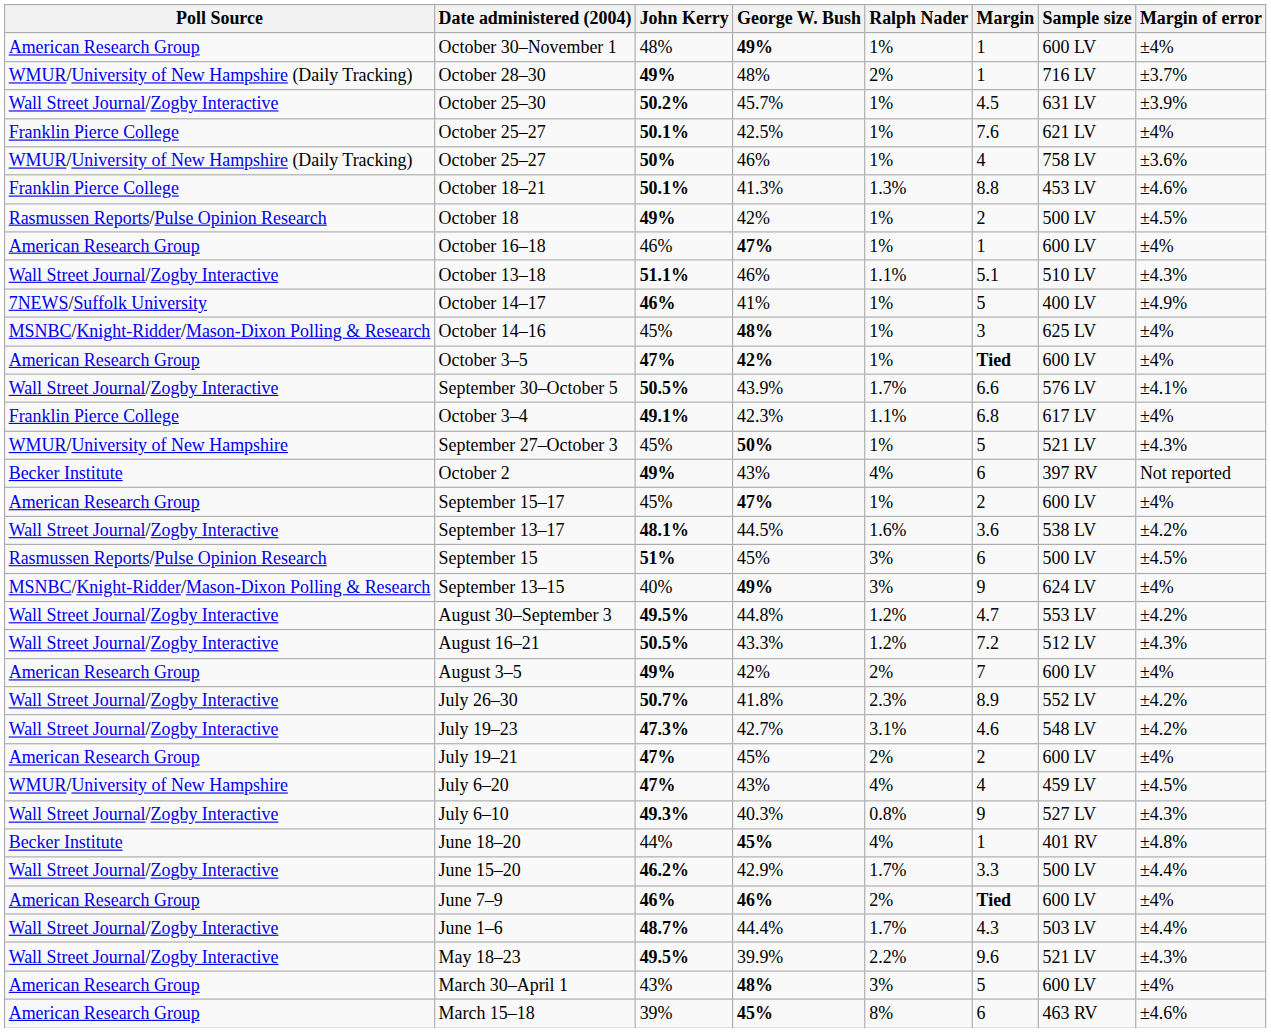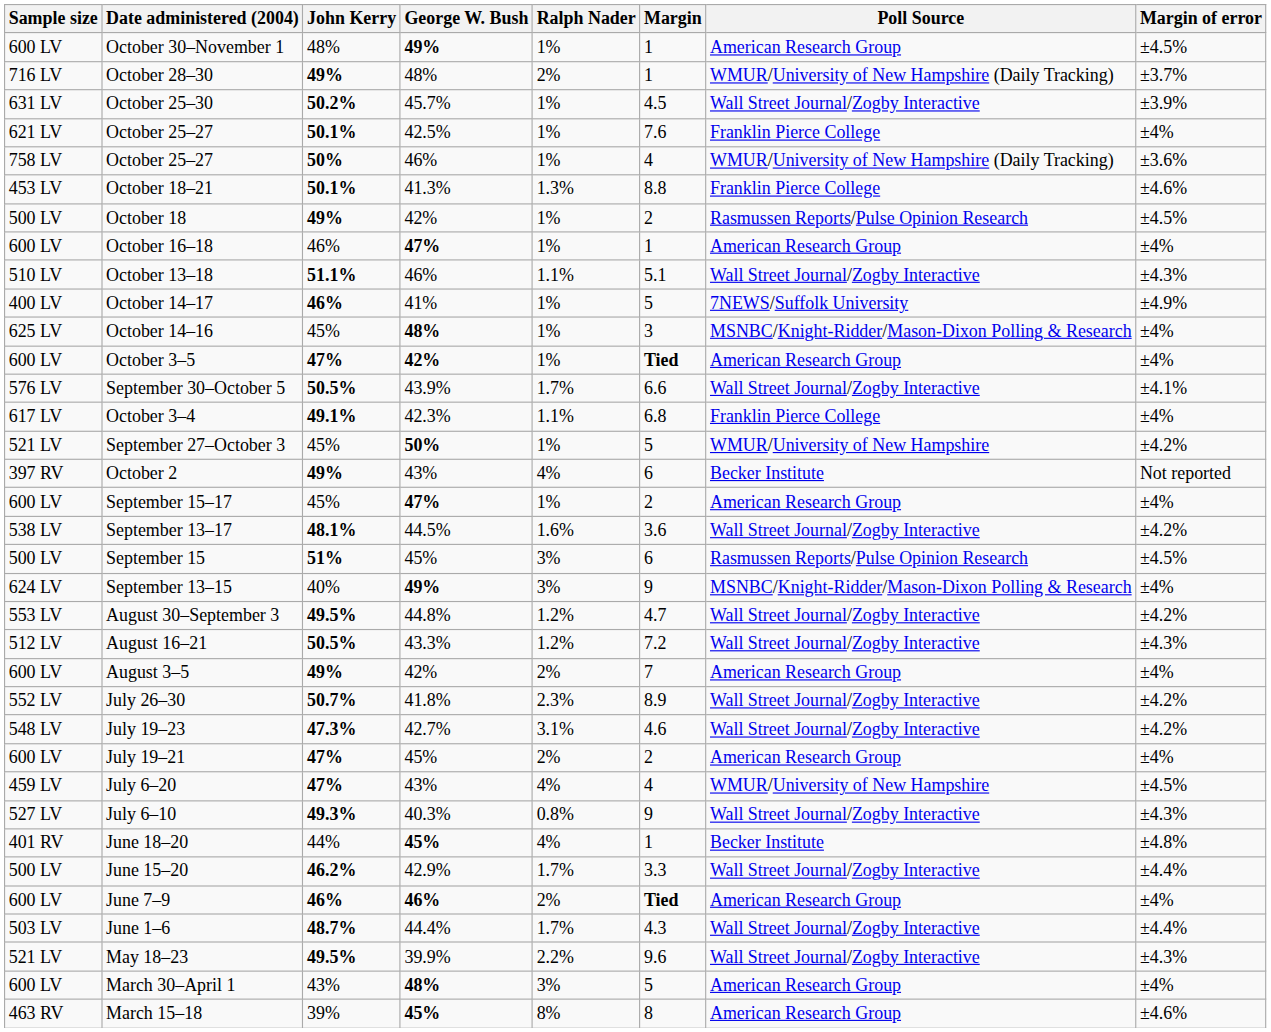columns swapped: (220, 18) <-> (1087, 18)
(1157, 47) ±4% -> (1163, 47) ±4.5%
(1163, 445) ±4.3% -> (1163, 445) ±4.2%
(981, 1013) 6 -> (648, 1013) 8
